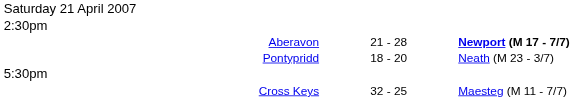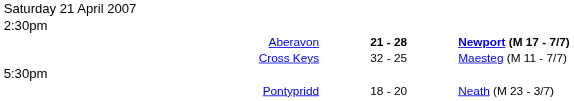(389, 42) normal -> (389, 42) bold
rows swapped: (289, 90) <-> (291, 58)
